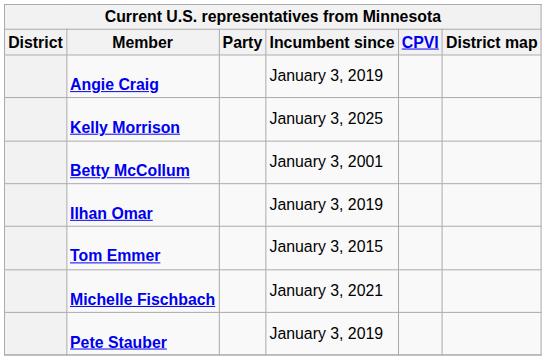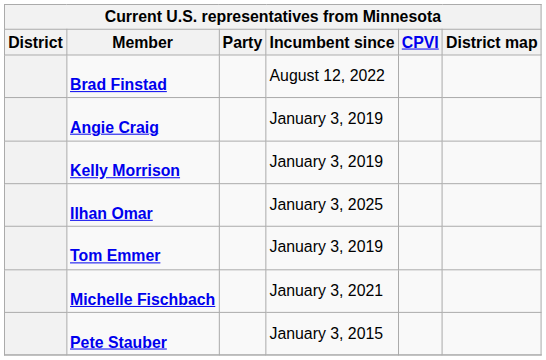+ row: (118, 85)
(326, 119) January 3, 2025 -> (326, 162) January 3, 2019
- row: (130, 171)
(326, 205) January 3, 2019 -> (326, 205) January 3, 2025
(326, 247) January 3, 2015 -> (326, 247) January 3, 2019
(326, 333) January 3, 2019 -> (326, 333) January 3, 2015
